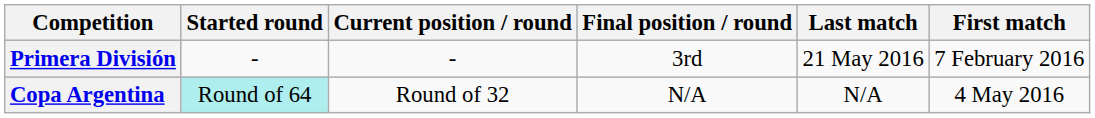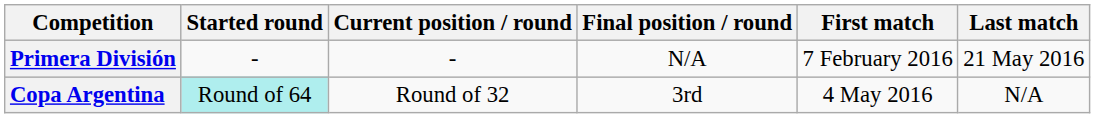columns swapped: (1009, 22) <-> (863, 22)
(687, 58) 3rd -> (687, 58) N/A
(687, 94) N/A -> (687, 94) 3rd
